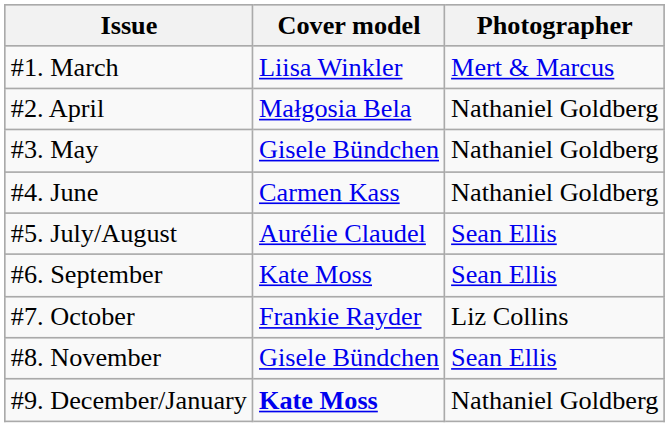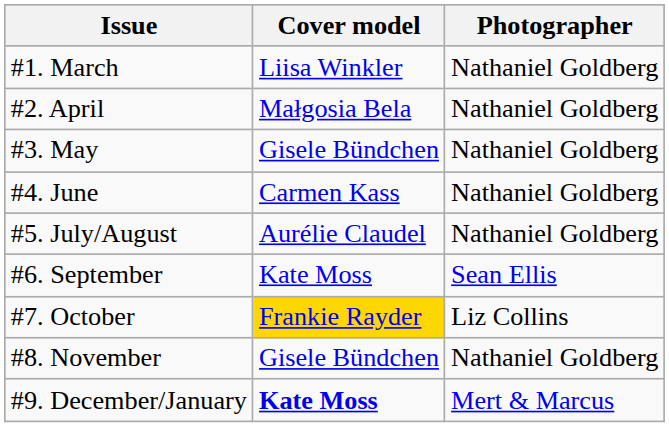(533, 66) Mert & Marcus -> (555, 66) Nathaniel Goldberg
(504, 233) Sean Ellis -> (555, 233) Nathaniel Goldberg
(340, 316) no background -> (340, 316) gold background
(504, 358) Sean Ellis -> (555, 358) Nathaniel Goldberg
(555, 399) Nathaniel Goldberg -> (533, 399) Mert & Marcus
